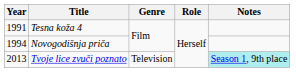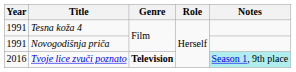(17, 43) 1994 -> (17, 43) 1991
(17, 59) 2013 -> (17, 59) 2016
(152, 59) normal -> (152, 59) bold
